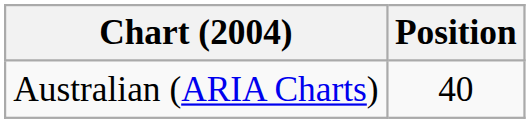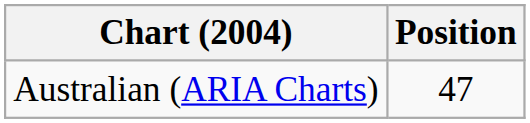(456, 88) 40 -> (456, 88) 47
